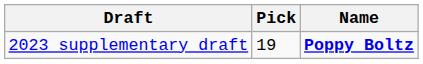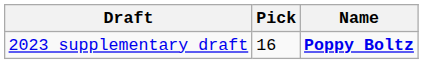(266, 45) 19 -> (266, 45) 16
